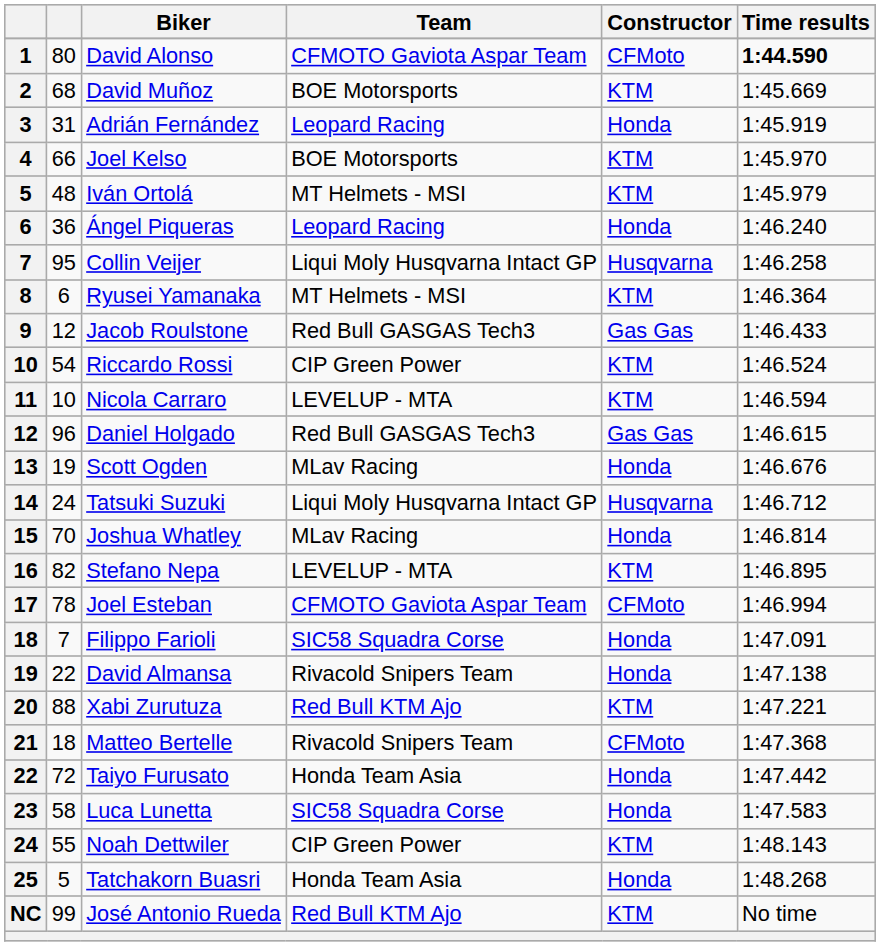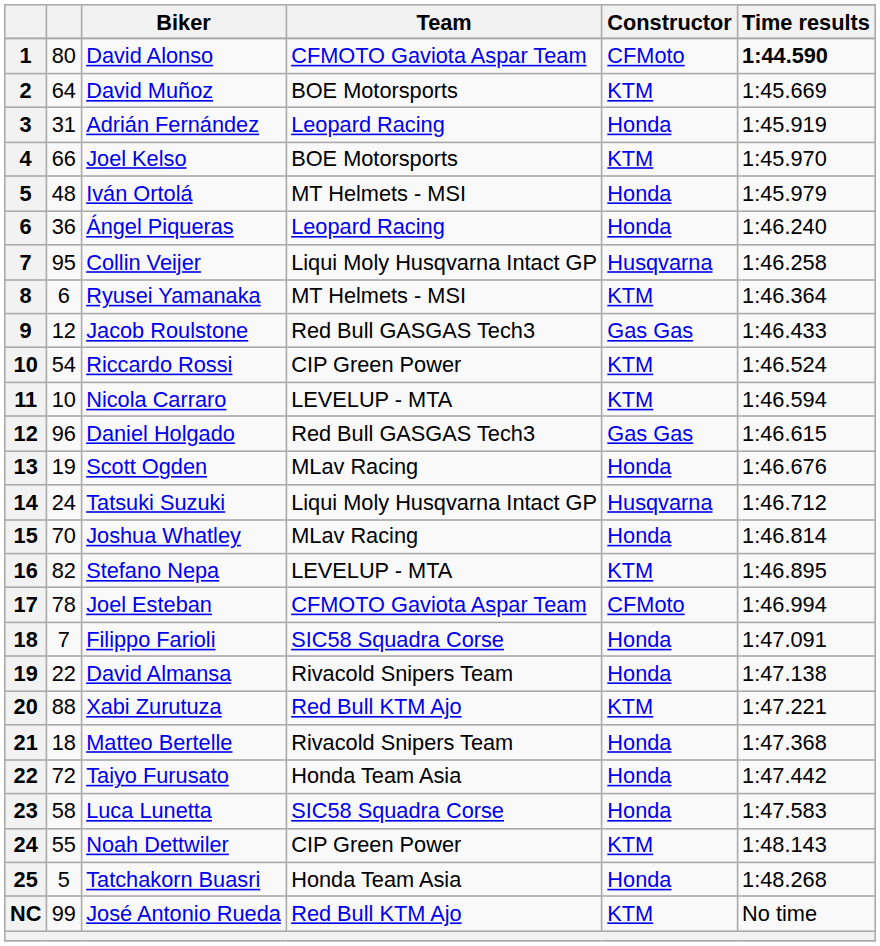(64, 90) 68 -> (64, 90) 64
(630, 193) KTM -> (639, 193) Honda
(646, 742) CFMoto -> (639, 742) Honda
